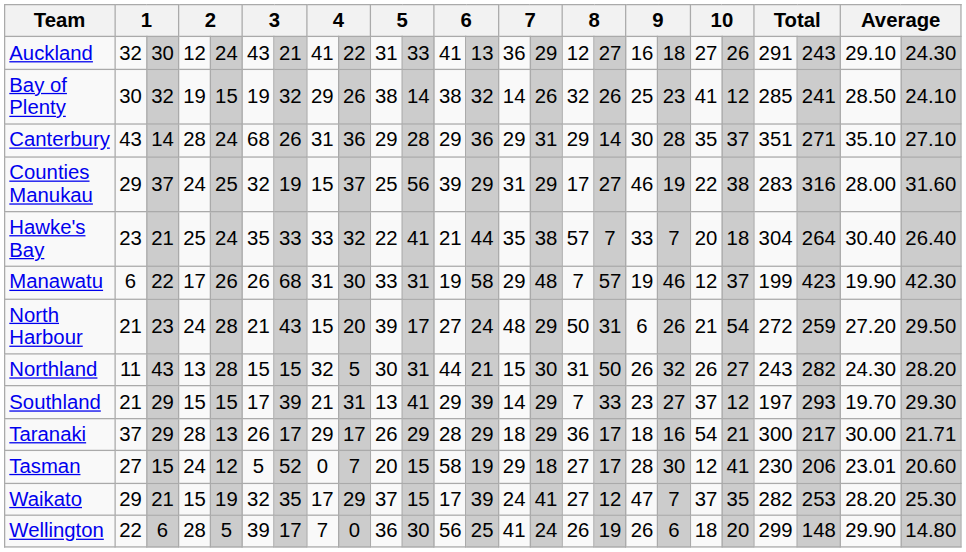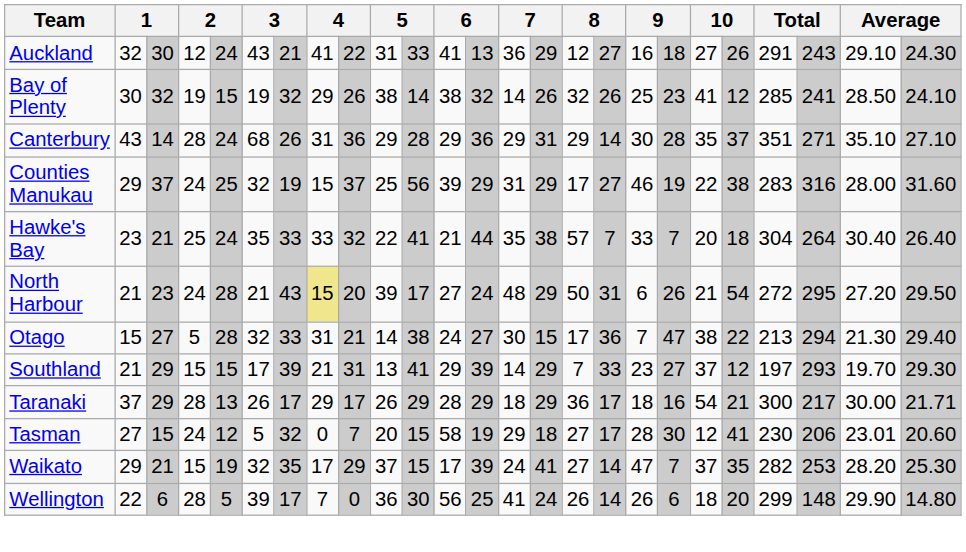- row: (56, 282)
(322, 326) no background -> (322, 293) khaki background
(819, 326) 259 -> (819, 293) 295
- row: (53, 369)
+ row: (37, 337)
(290, 466) 52 -> (290, 434) 32
(610, 498) 12 -> (610, 466) 14
(610, 530) 19 -> (610, 498) 14
